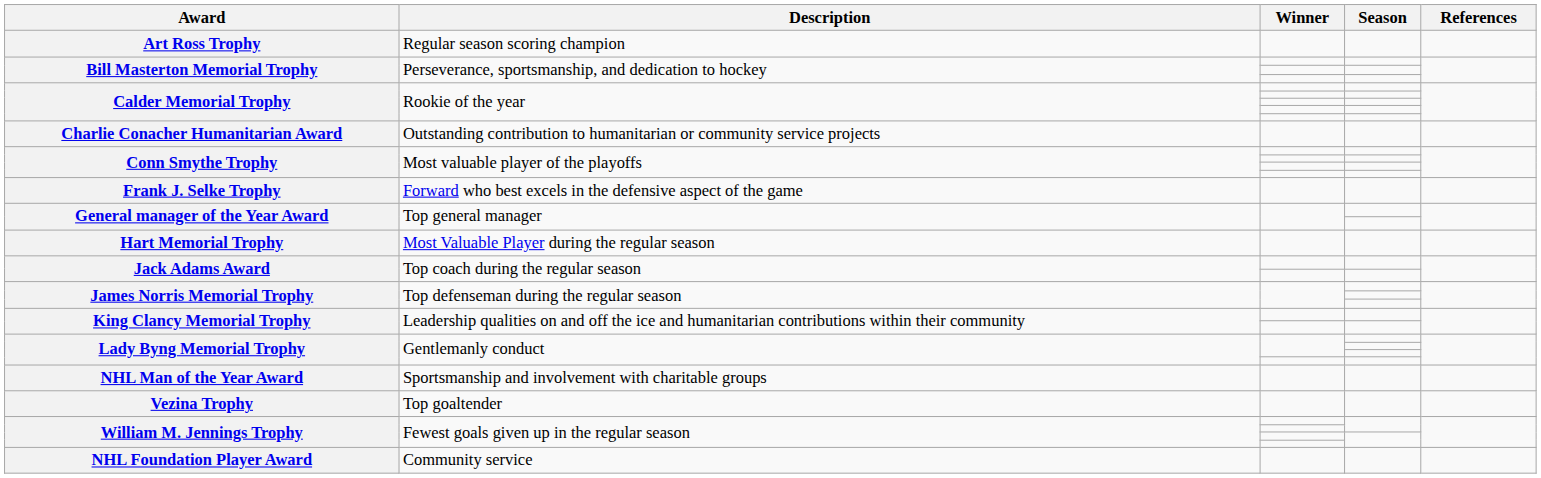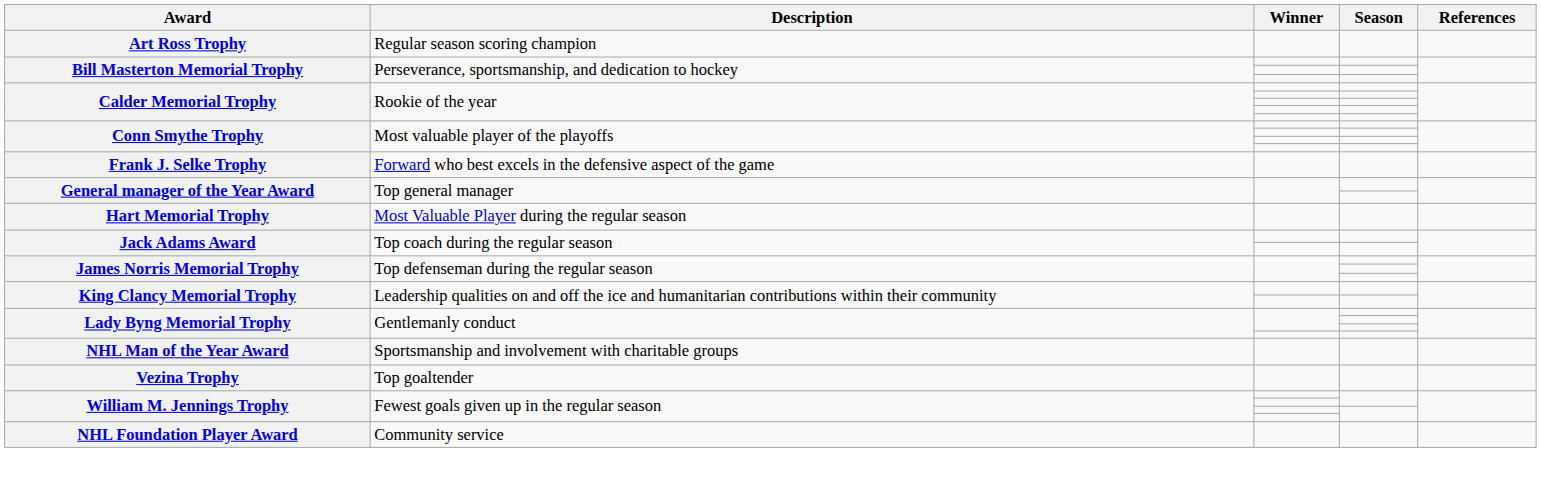- row: (202, 133)
